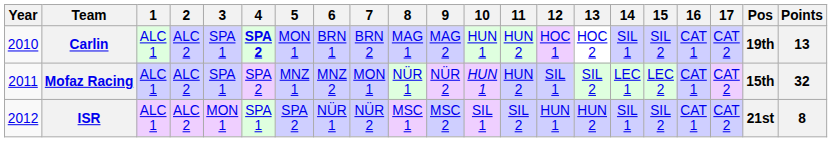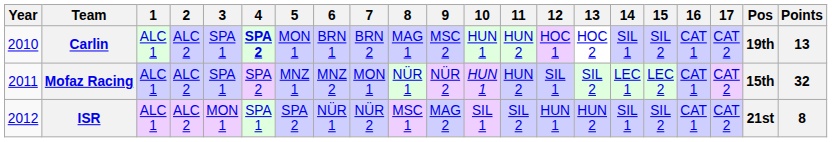(445, 44) MAG 2 -> (445, 44) MSC 2
(445, 118) MSC 2 -> (445, 118) MAG 2
